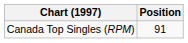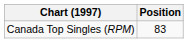(160, 29) 91 -> (160, 29) 83
